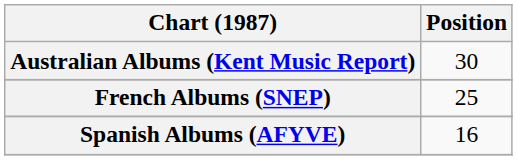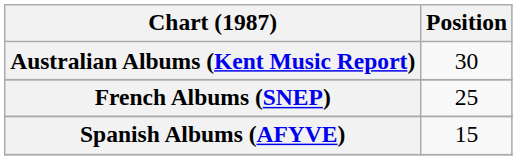(467, 135) 16 -> (467, 135) 15
